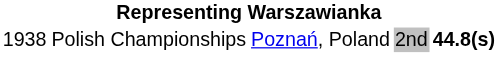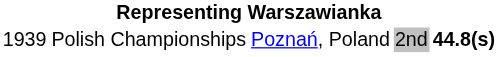(25, 39) 1938 -> (25, 39) 1939
